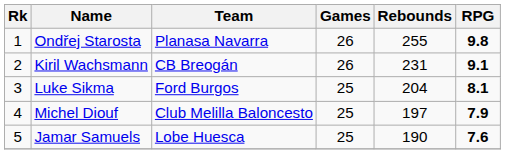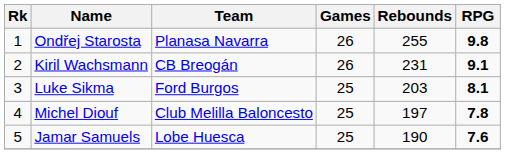(415, 88) 204 -> (415, 88) 203
(478, 112) 7.9 -> (478, 112) 7.8
